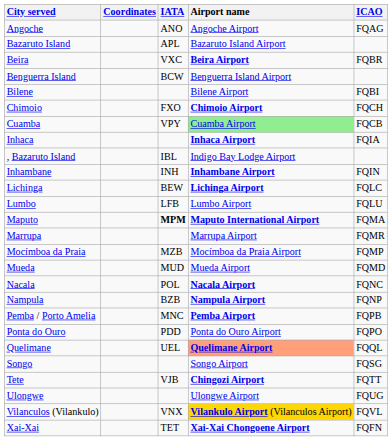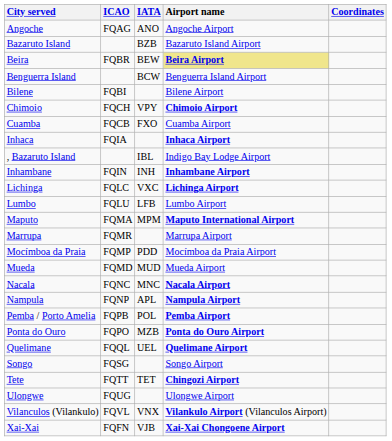columns swapped: (369, 12) <-> (130, 12)
(170, 44) APL -> (147, 44) BZB
(171, 60) VXC -> (148, 60) BEW
(220, 60) no background -> (195, 60) khaki background
(171, 108) FXO -> (147, 108) VPY
(171, 124) VPY -> (147, 124) FXO
(223, 124) lightgreen background -> (198, 124) no background
(172, 188) BEW -> (148, 188) VXC
(173, 220) bold -> (149, 220) normal
(172, 252) MZB -> (147, 252) PDD
(170, 284) POL -> (149, 284) MNC
(170, 300) BZB -> (147, 300) APL
(172, 316) MNC -> (147, 316) POL
(171, 332) PDD -> (148, 332) MZB
(236, 332) normal -> (215, 332) bold
(231, 348) lightsalmon background -> (206, 348) no background
(170, 380) VJB -> (146, 380) TET
(271, 412) gold background -> (246, 412) no background
(170, 428) TET -> (146, 428) VJB
